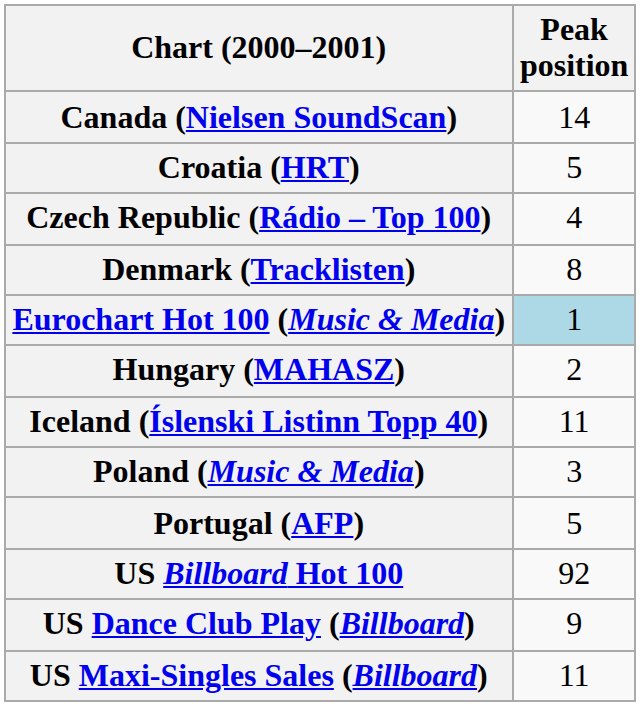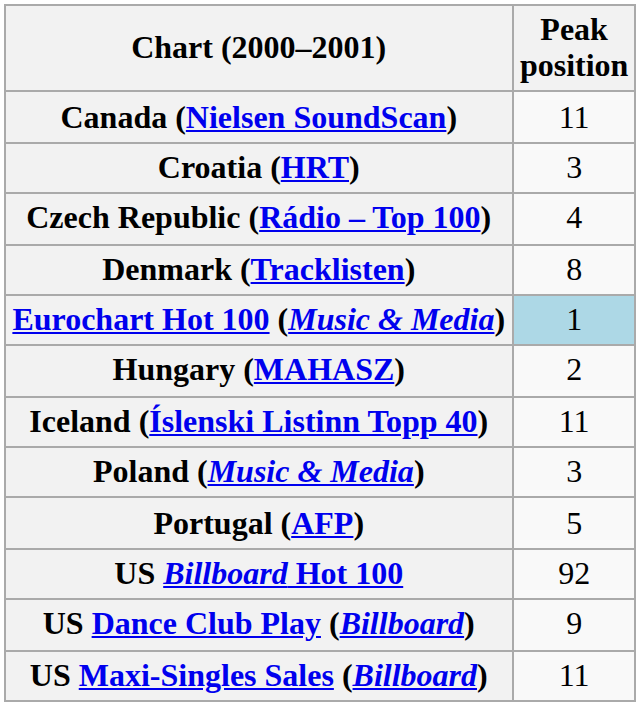(574, 116) 14 -> (574, 116) 11
(574, 167) 5 -> (574, 167) 3
